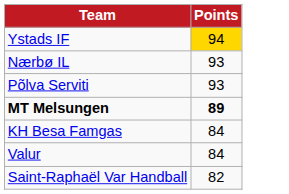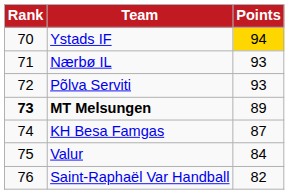+ column: (26, 16)
(216, 108) bold -> (258, 108) normal
(216, 131) 84 -> (258, 131) 87
